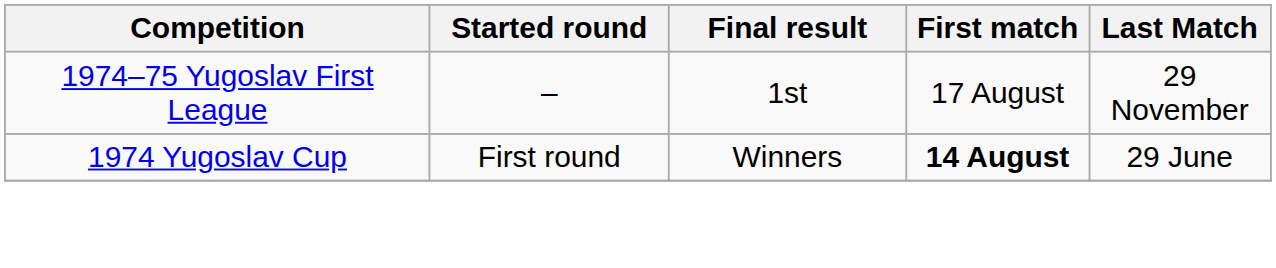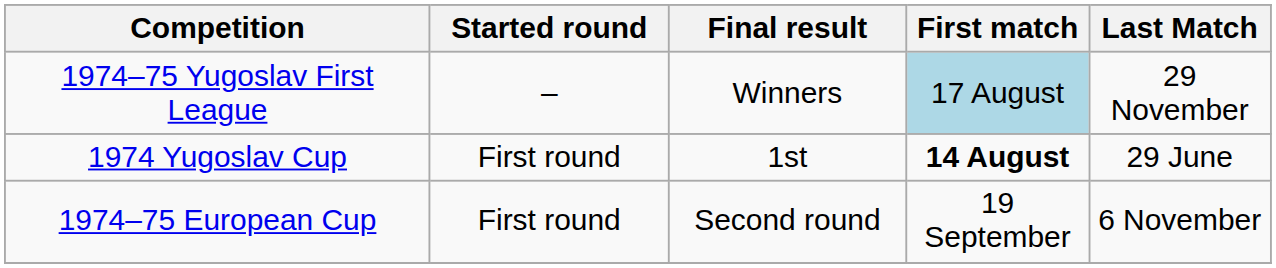(787, 92) 1st -> (787, 92) Winners
(998, 92) no background -> (998, 92) lightblue background
(787, 156) Winners -> (787, 156) 1st
+ row: (218, 221)
